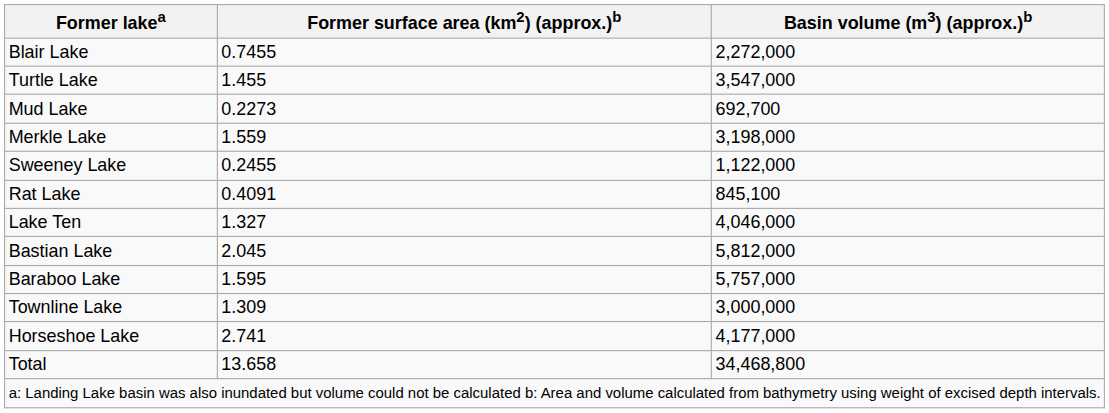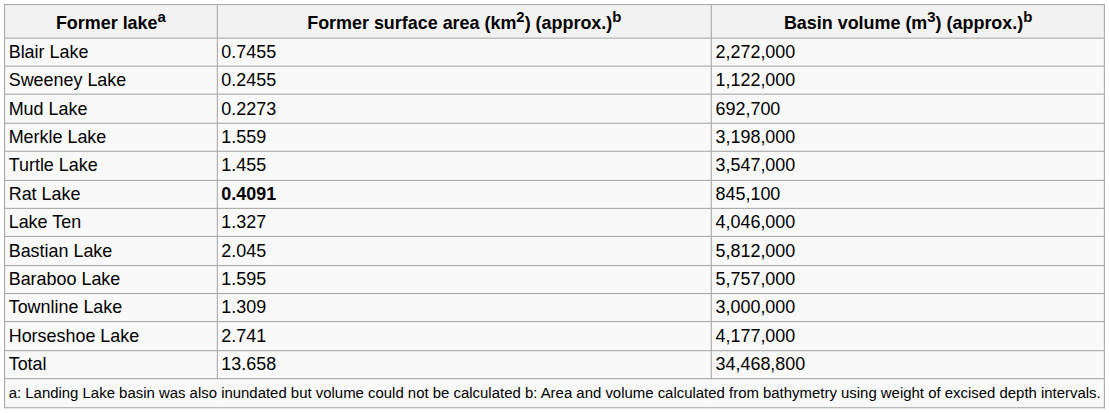rows swapped: (67, 165) <-> (53, 80)
(249, 194) normal -> (249, 194) bold
